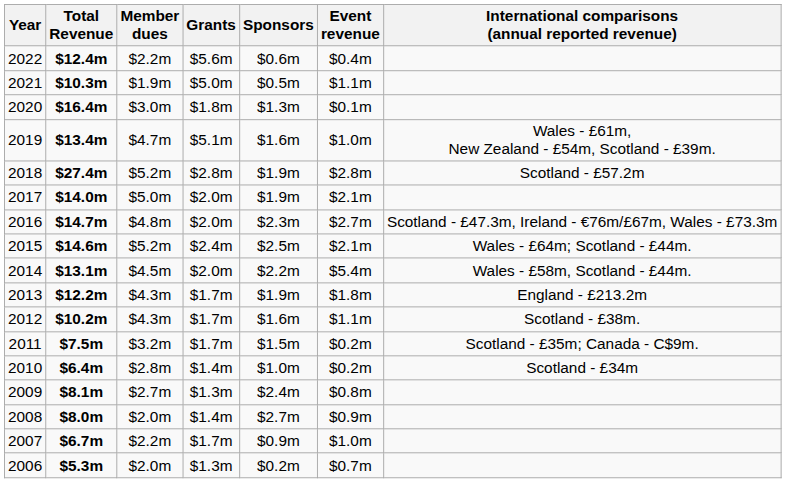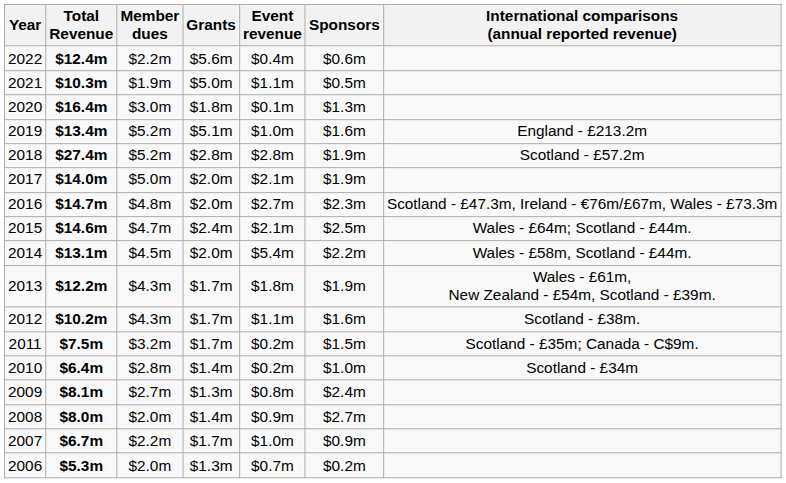columns swapped: (278, 25) <-> (350, 25)
(150, 140) $4.7m -> (150, 131) $5.2m
(582, 140) Wales - £61m, New Zealand - £54m, Scotland - £39m. -> (582, 131) England - £213.2m
(150, 246) $5.2m -> (150, 228) $4.7m
(582, 294) England - £213.2m -> (582, 286) Wales - £61m, New Zealand - £54m, Scotland - £39m.
